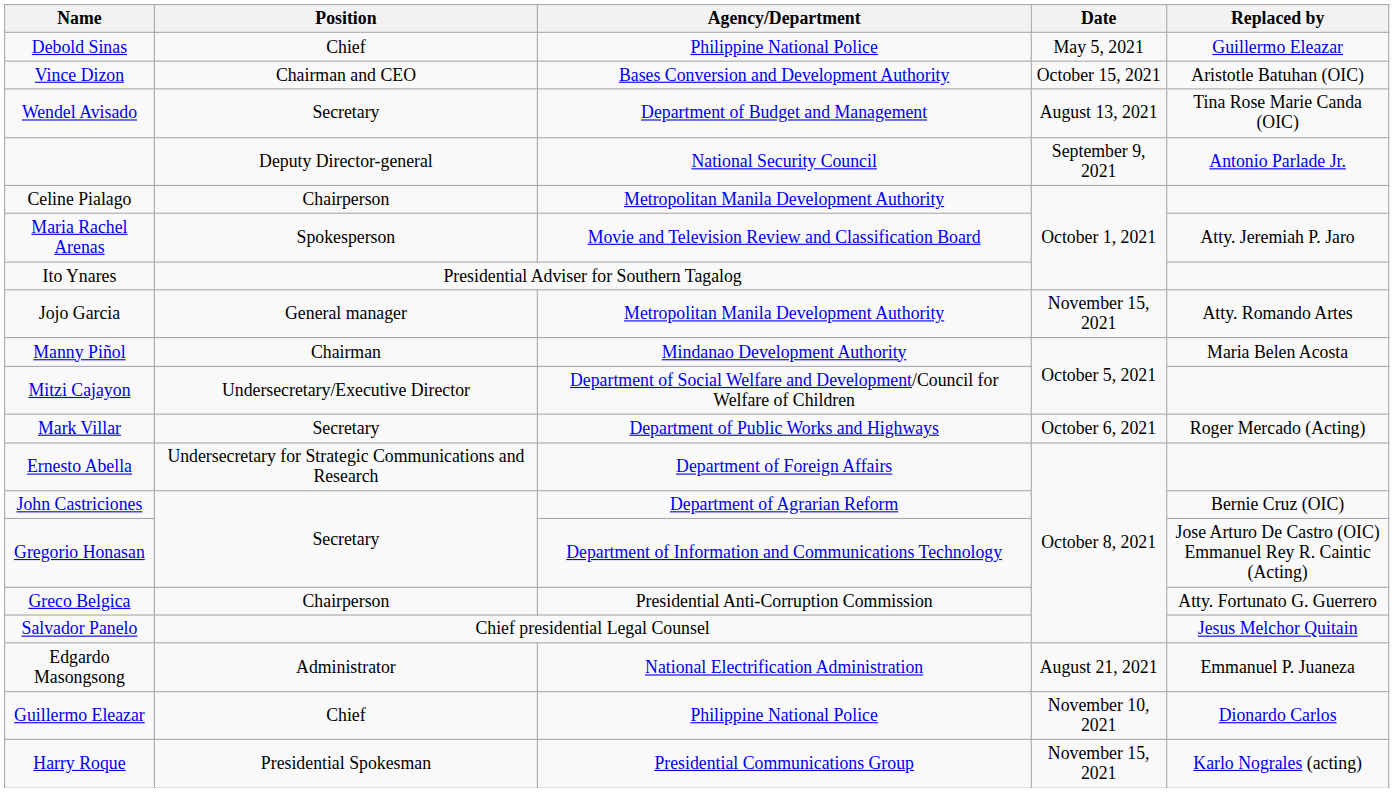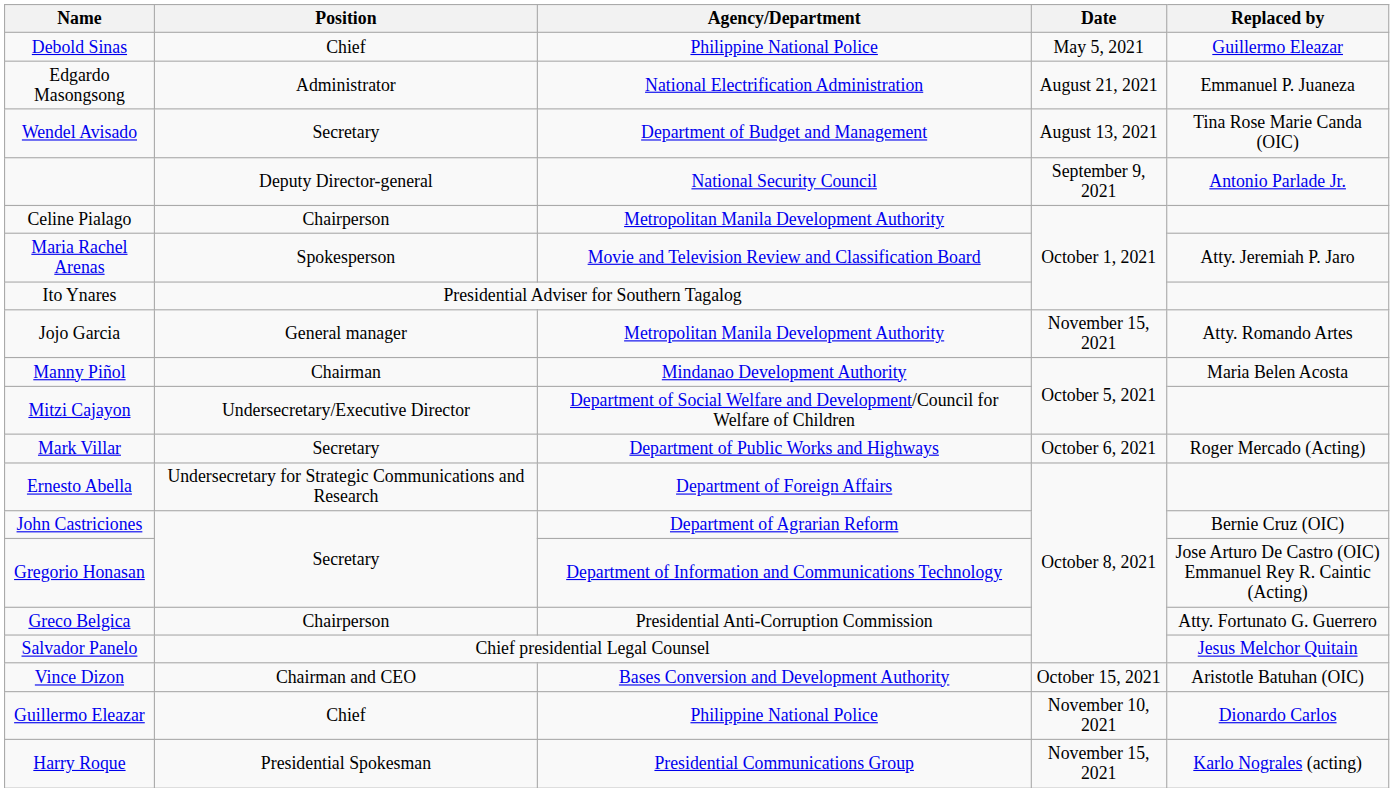rows swapped: (79, 667) <-> (79, 74)
